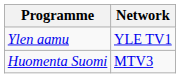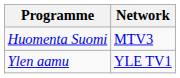rows swapped: (58, 61) <-> (38, 38)
